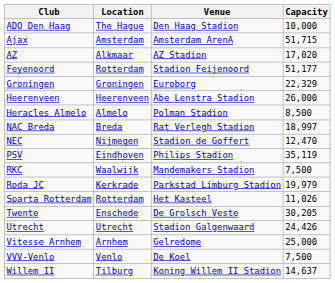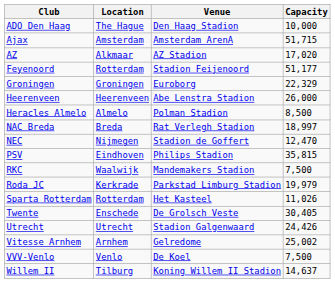(301, 156) 35,119 -> (301, 156) 35,815
(301, 213) 30,205 -> (301, 213) 30,405
(301, 242) 25,000 -> (301, 242) 25,002
